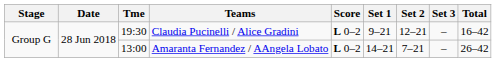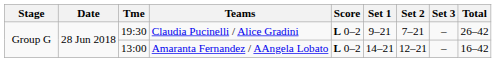(413, 31) 12–21 -> (413, 31) 7–21
(475, 31) 16–42 -> (475, 31) 26–42
(413, 48) 7–21 -> (413, 48) 12–21
(475, 48) 26–42 -> (475, 48) 16–42
